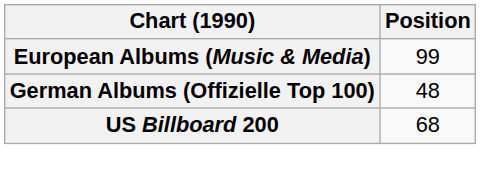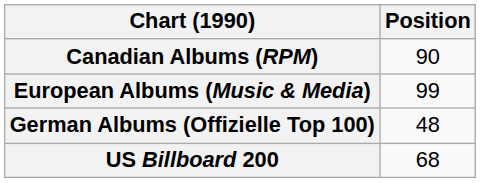+ row: (192, 56)
